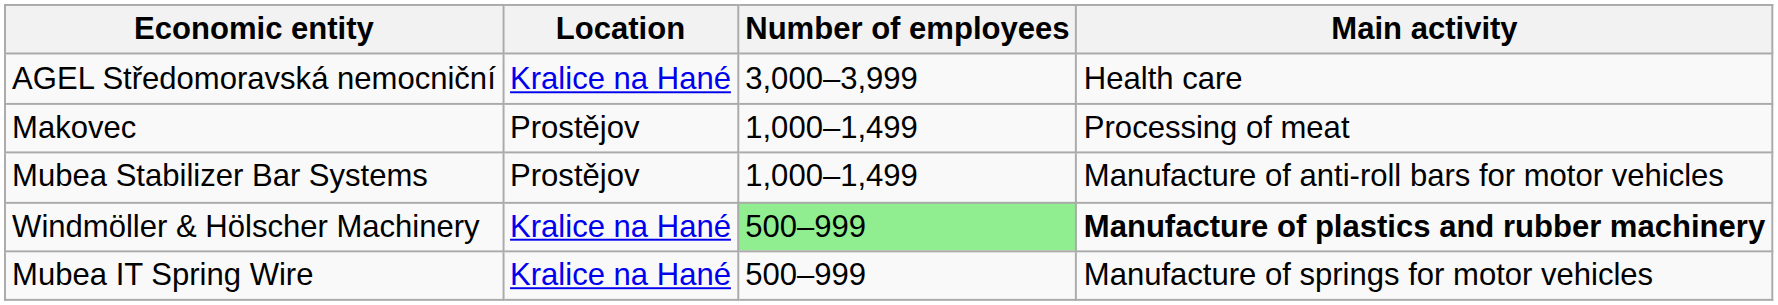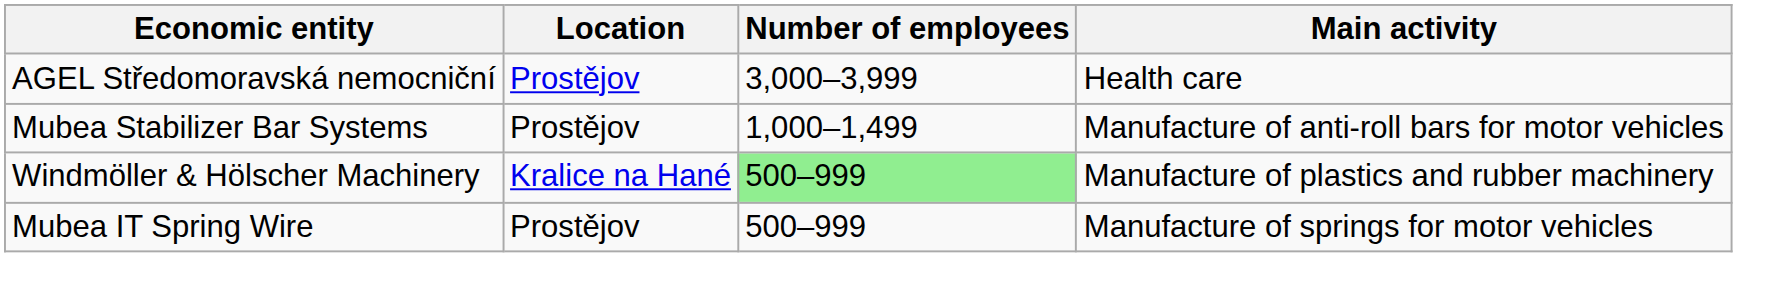(620, 78) Kralice na Hané -> (575, 78) Prostějov
- row: (74, 127)
(1424, 226) bold -> (1399, 176) normal
(620, 275) Kralice na Hané -> (575, 226) Prostějov
